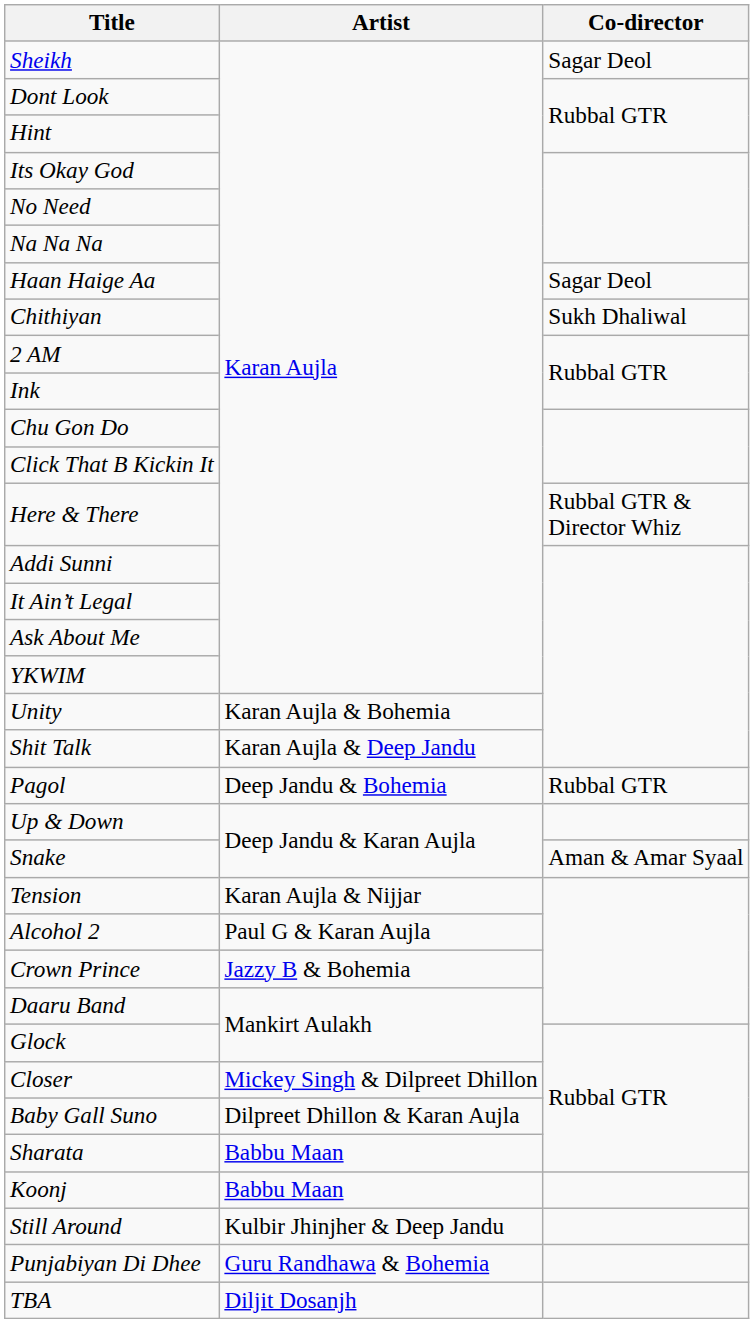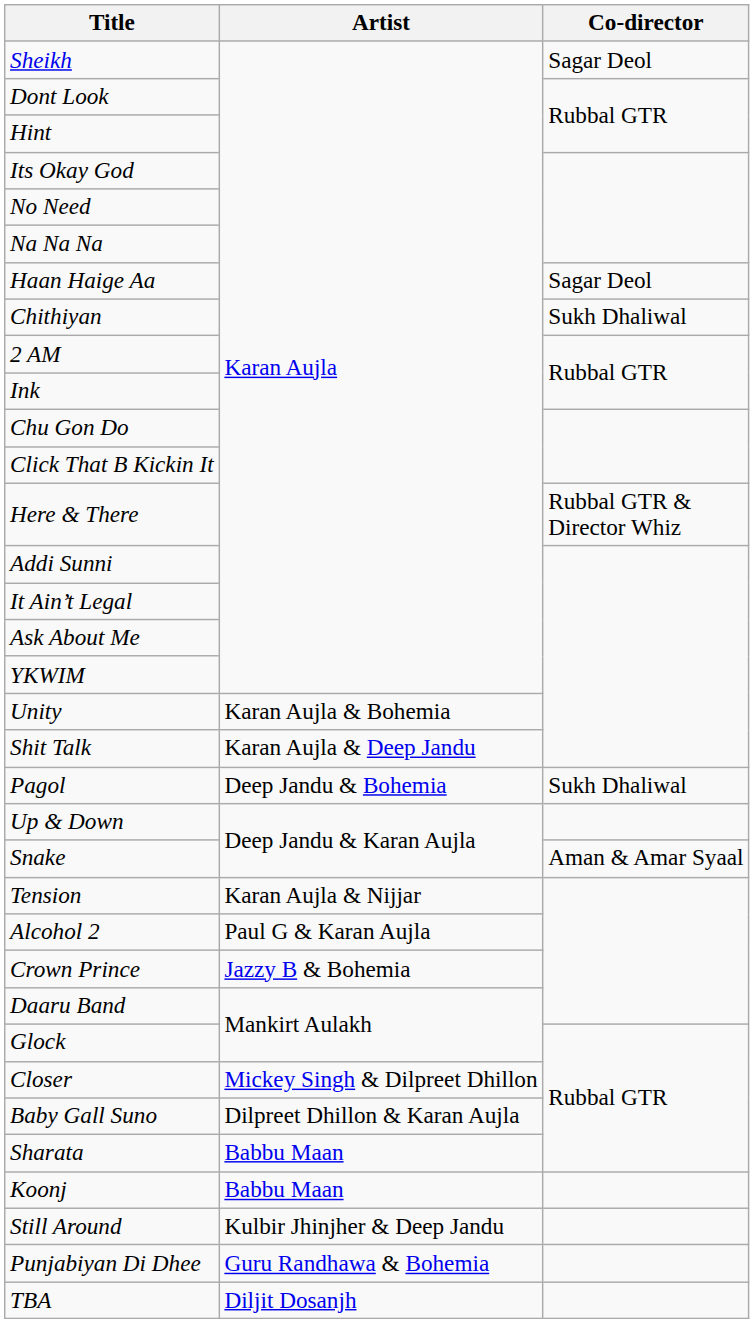(608, 784) Rubbal GTR -> (618, 784) Sukh Dhaliwal
